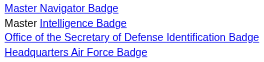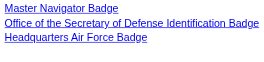- row: (66, 23)
